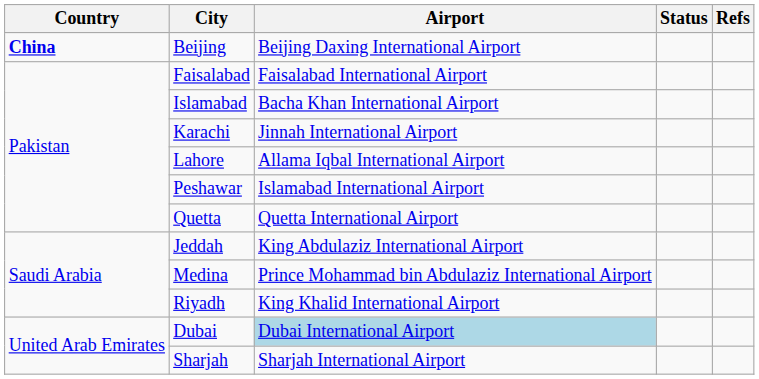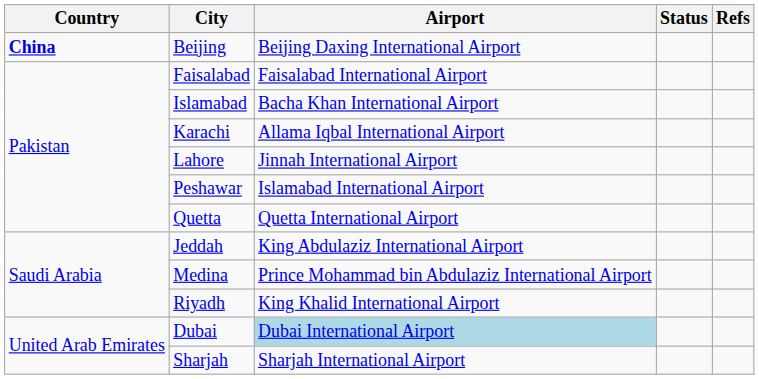(358, 132) Jinnah International Airport -> (381, 132) Allama Iqbal International Airport
(381, 160) Allama Iqbal International Airport -> (358, 160) Jinnah International Airport
